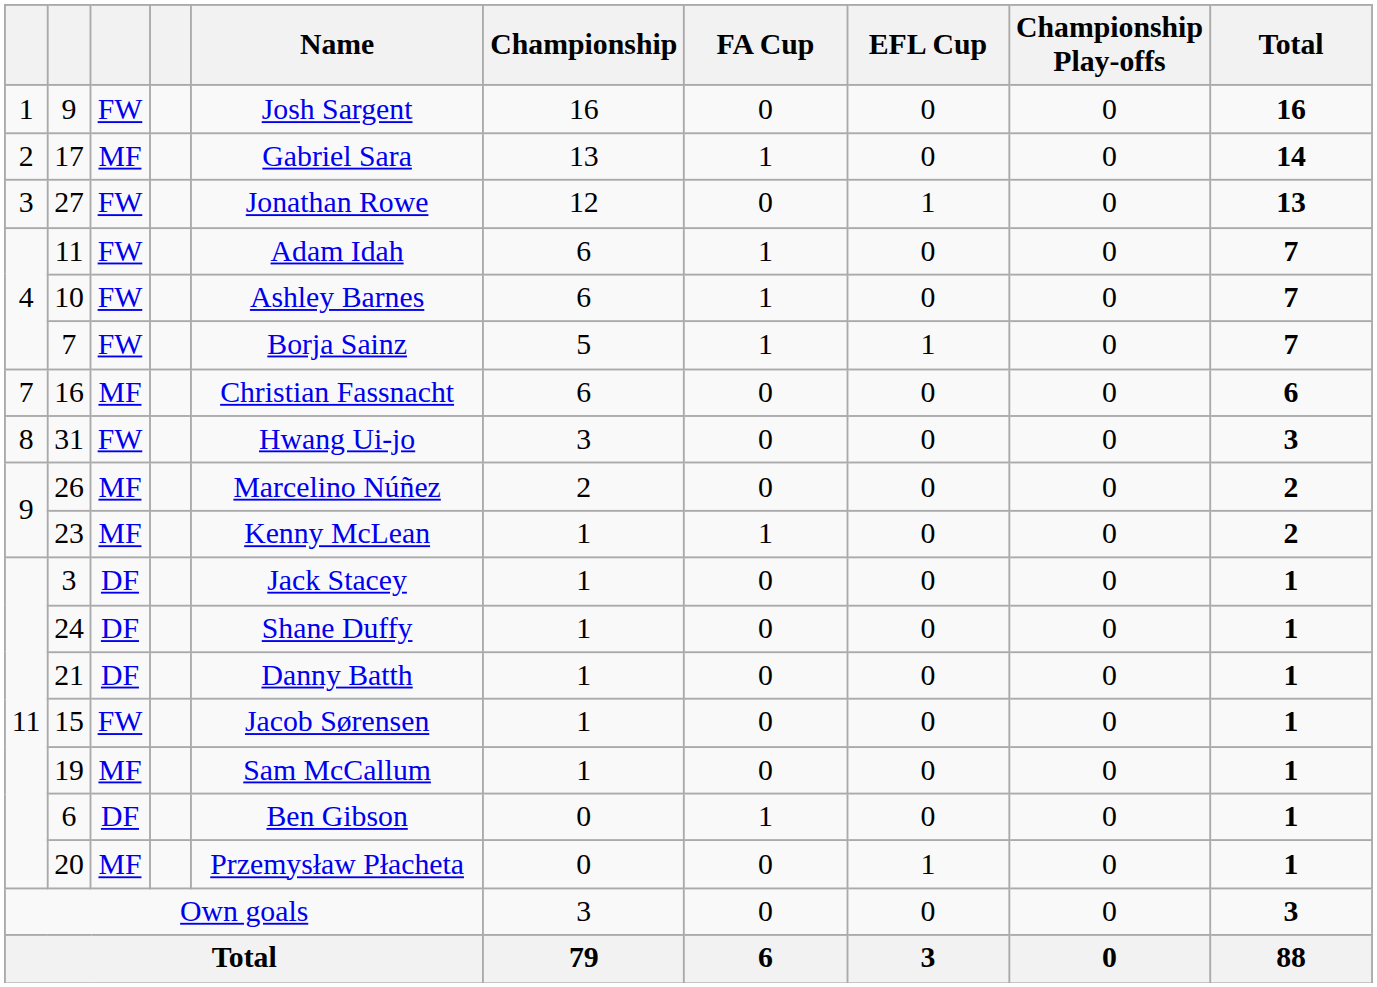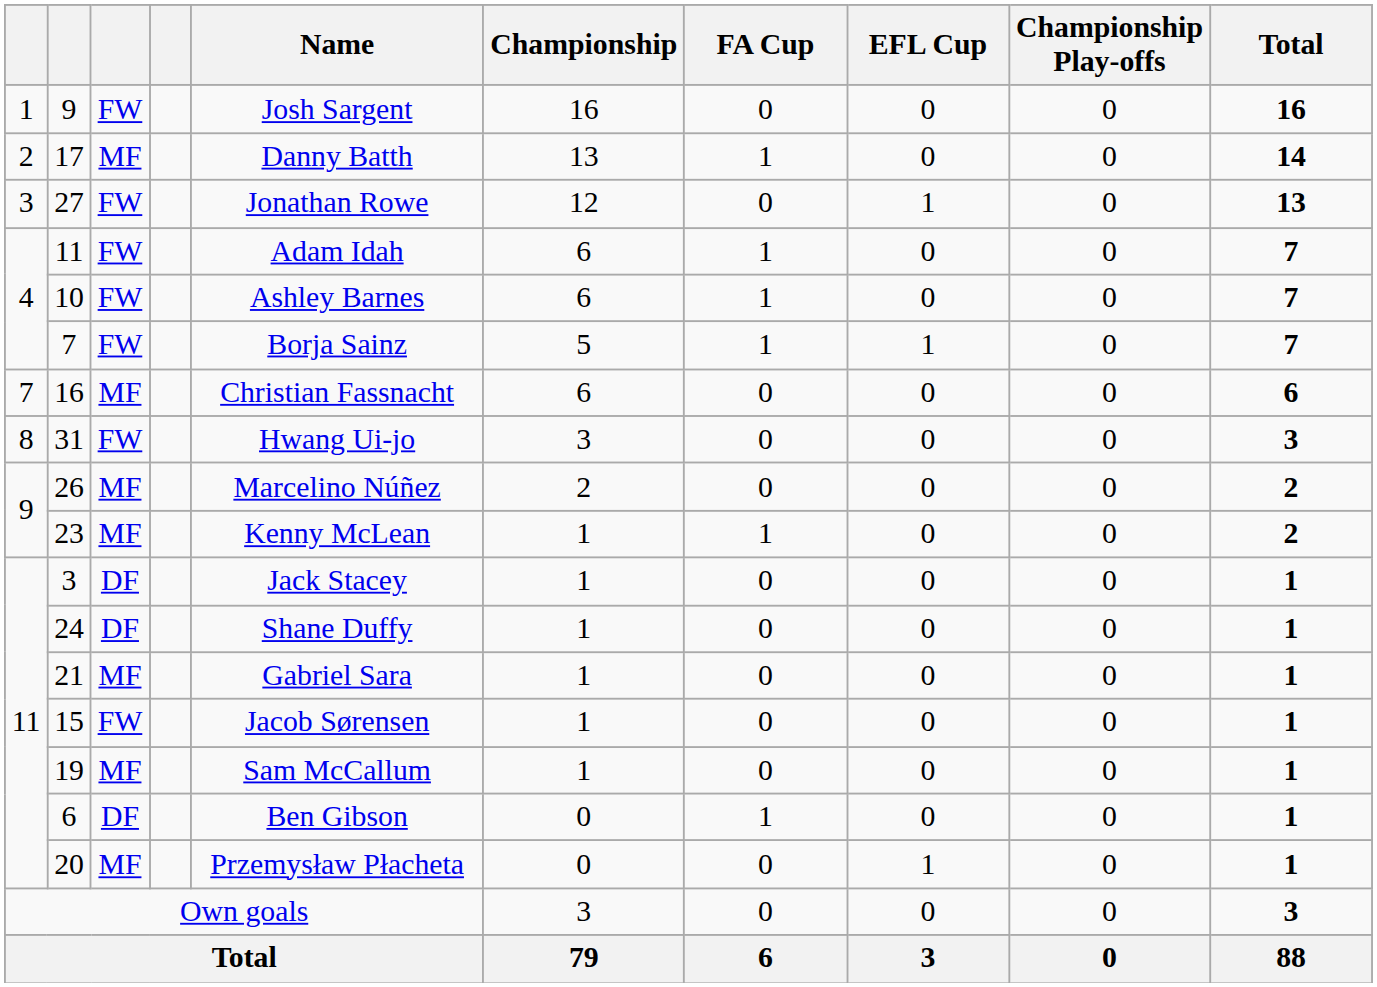(337, 155) Gabriel Sara -> (337, 155) Danny Batth
(120, 675) DF -> (120, 675) MF
(337, 675) Danny Batth -> (337, 675) Gabriel Sara
